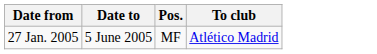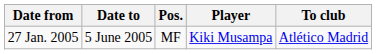+ column: (231, 15)
